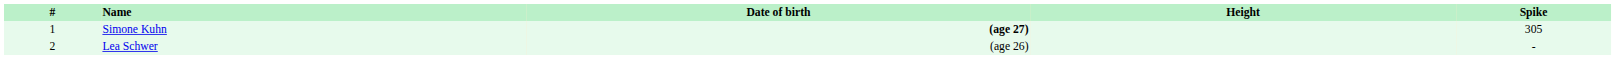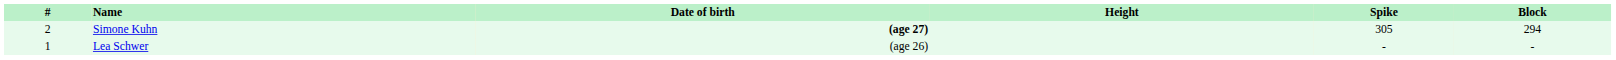+ column: (1532, 12)
(52, 29) 1 -> (48, 29) 2
(52, 46) 2 -> (48, 46) 1
